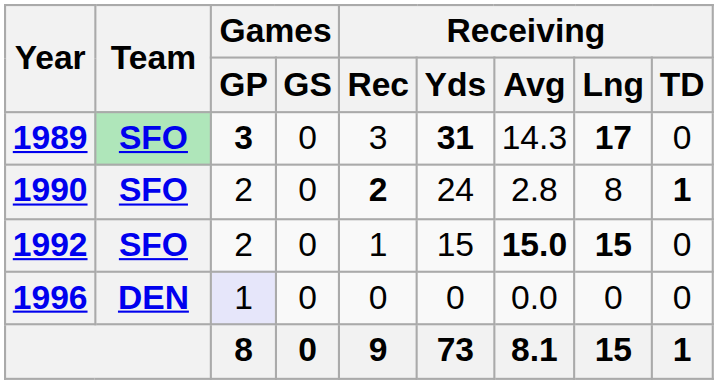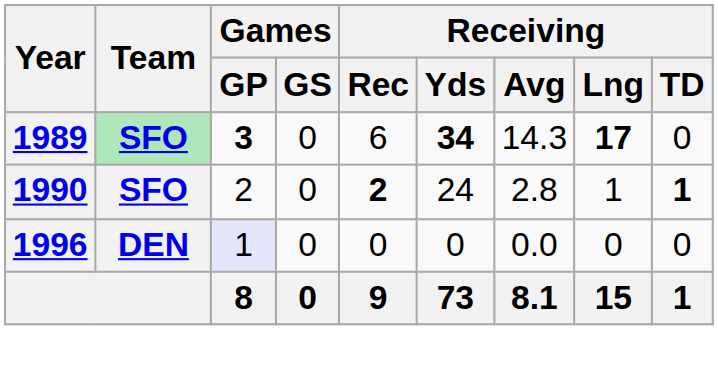(378, 137) 3 -> (378, 137) 6
(455, 137) 31 -> (455, 137) 34
(613, 191) 8 -> (613, 191) 1
- row: (50, 244)
